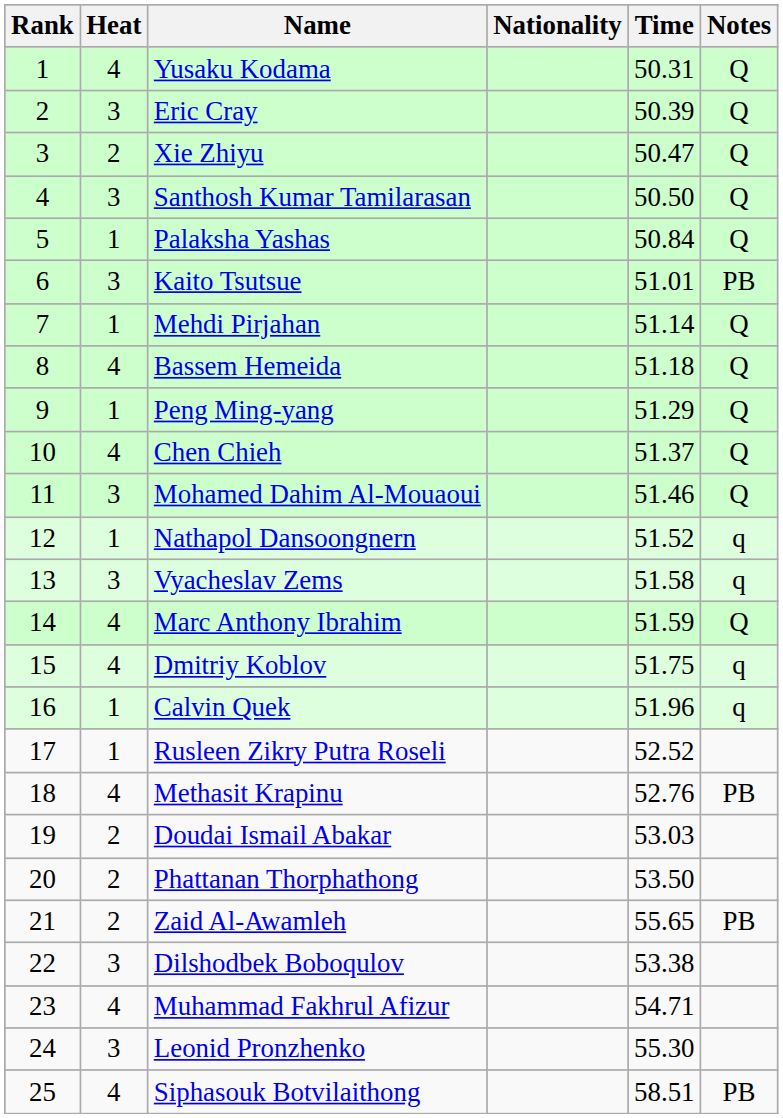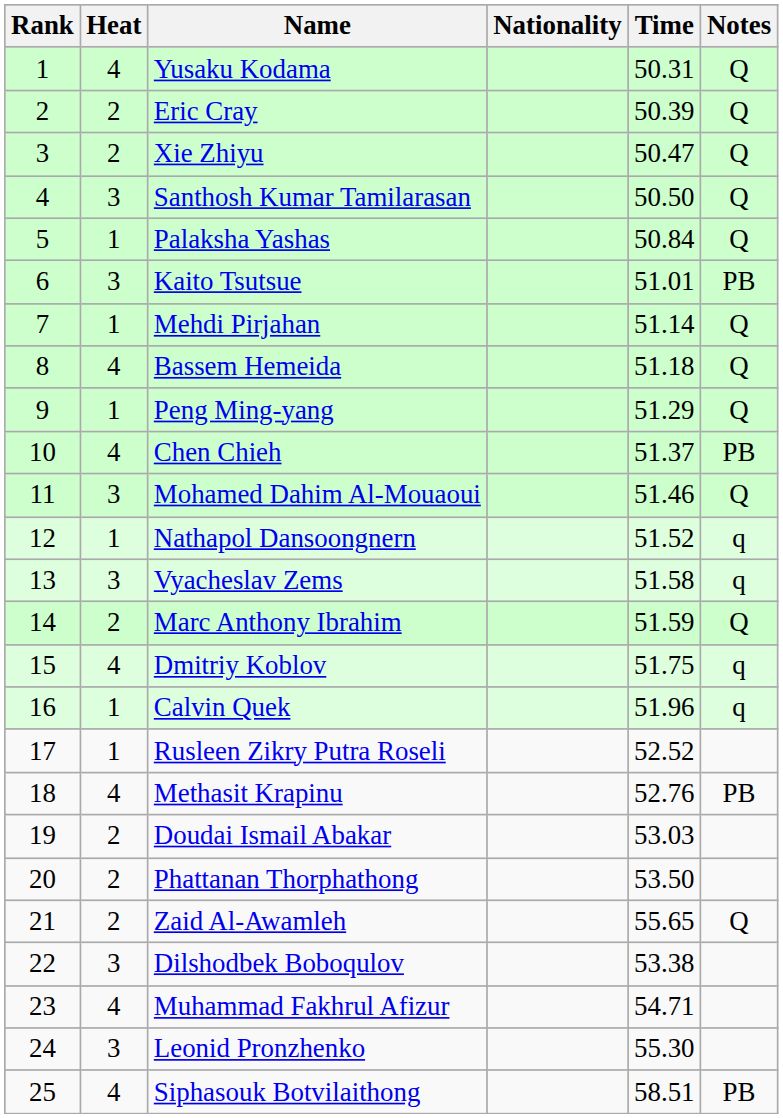(114, 111) 3 -> (114, 111) 2
(739, 452) Q -> (739, 452) PB
(114, 622) 4 -> (114, 622) 2
(739, 921) PB -> (739, 921) Q
